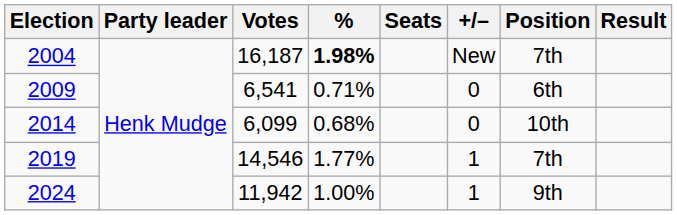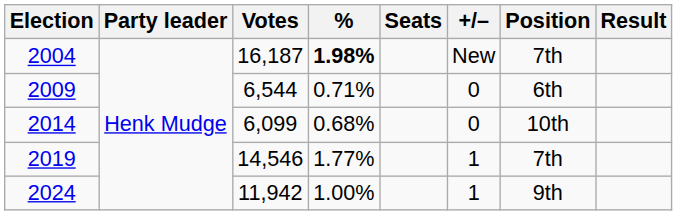(270, 90) 6,541 -> (270, 90) 6,544
